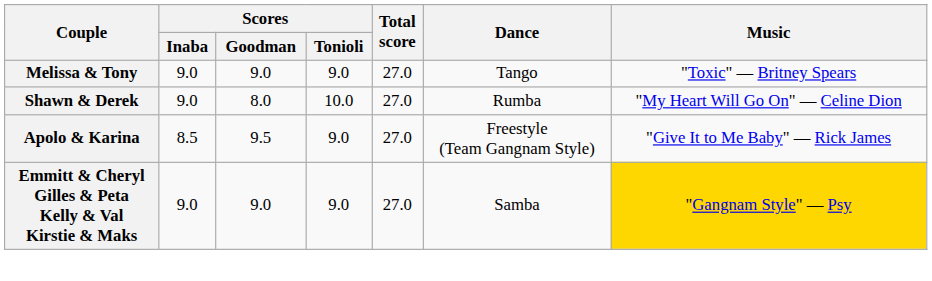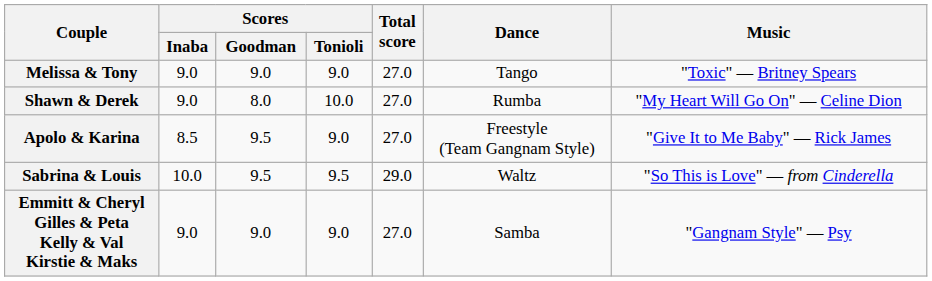+ row: (82, 176)
(769, 205) gold background -> (769, 233) no background
